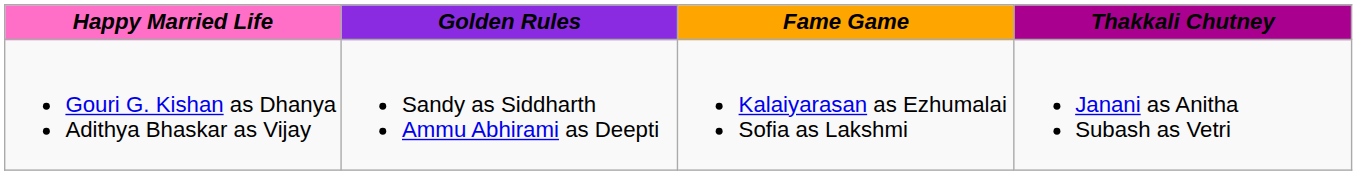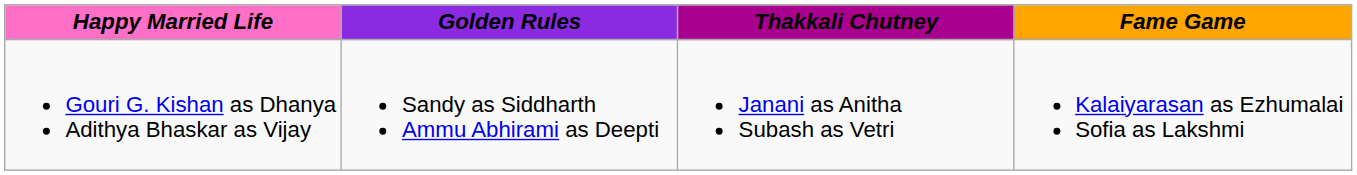columns swapped: (1183, 22) <-> (846, 22)
